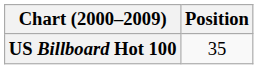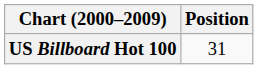(217, 48) 35 -> (217, 48) 31
